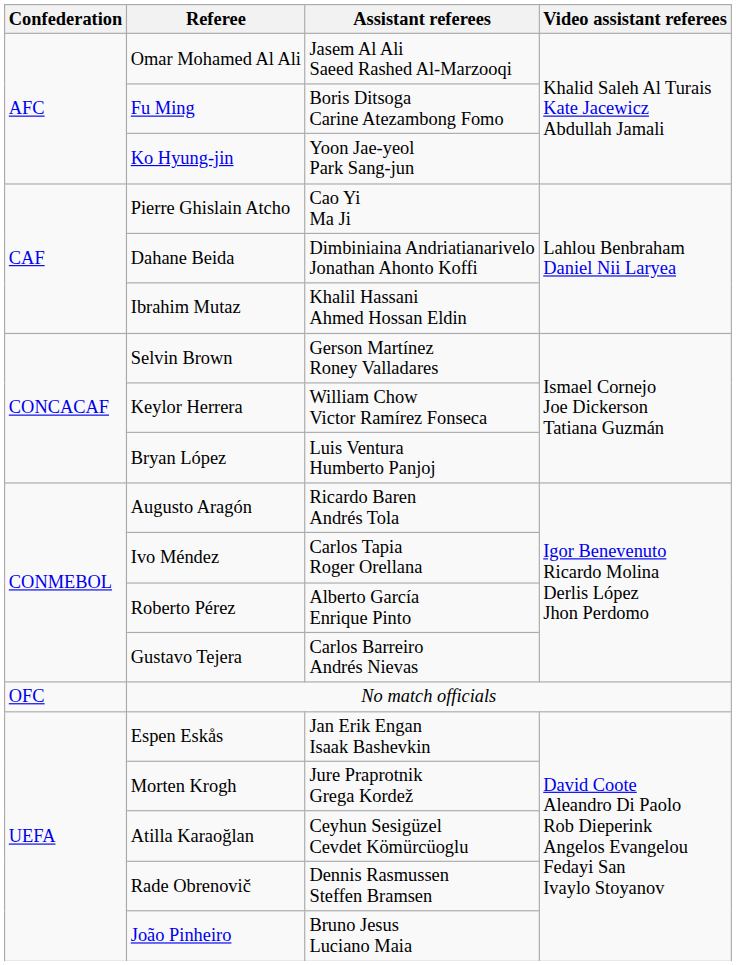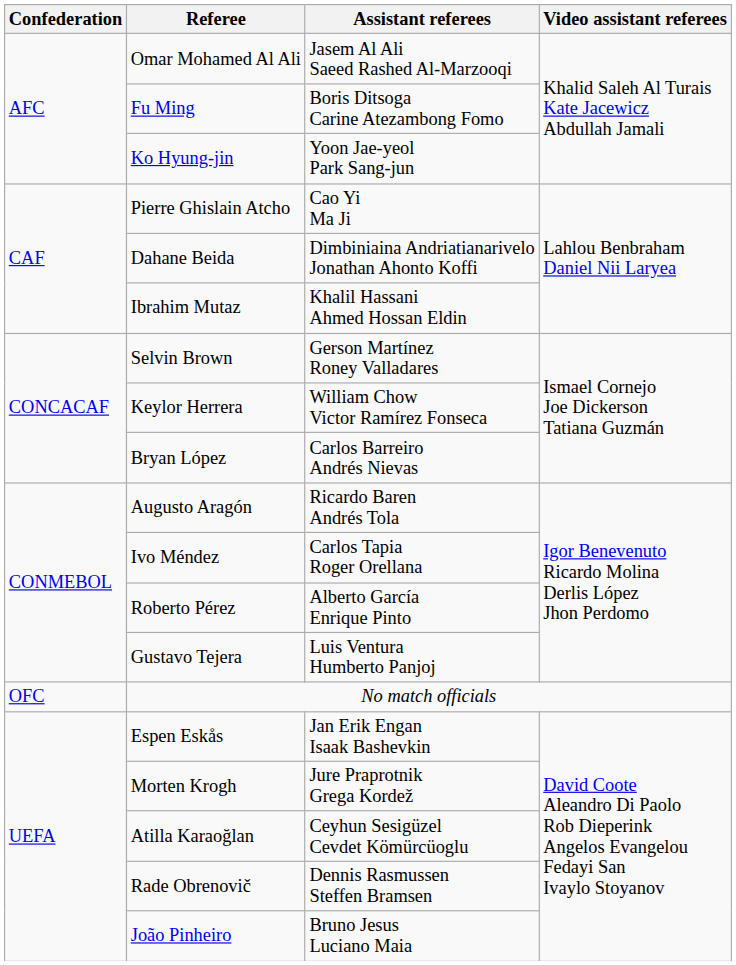(373, 457) Luis Ventura Humberto Panjoj -> (366, 457) Carlos Barreiro Andrés Nievas
(366, 657) Carlos Barreiro Andrés Nievas -> (373, 657) Luis Ventura Humberto Panjoj
